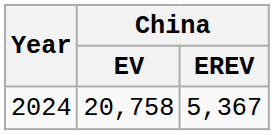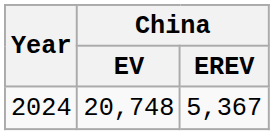(129, 108) 20,758 -> (129, 108) 20,748
